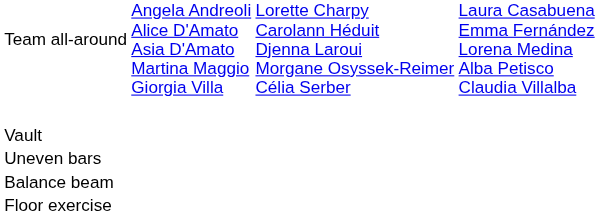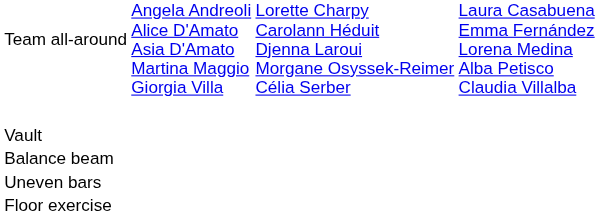rows swapped: (53, 158) <-> (59, 182)
